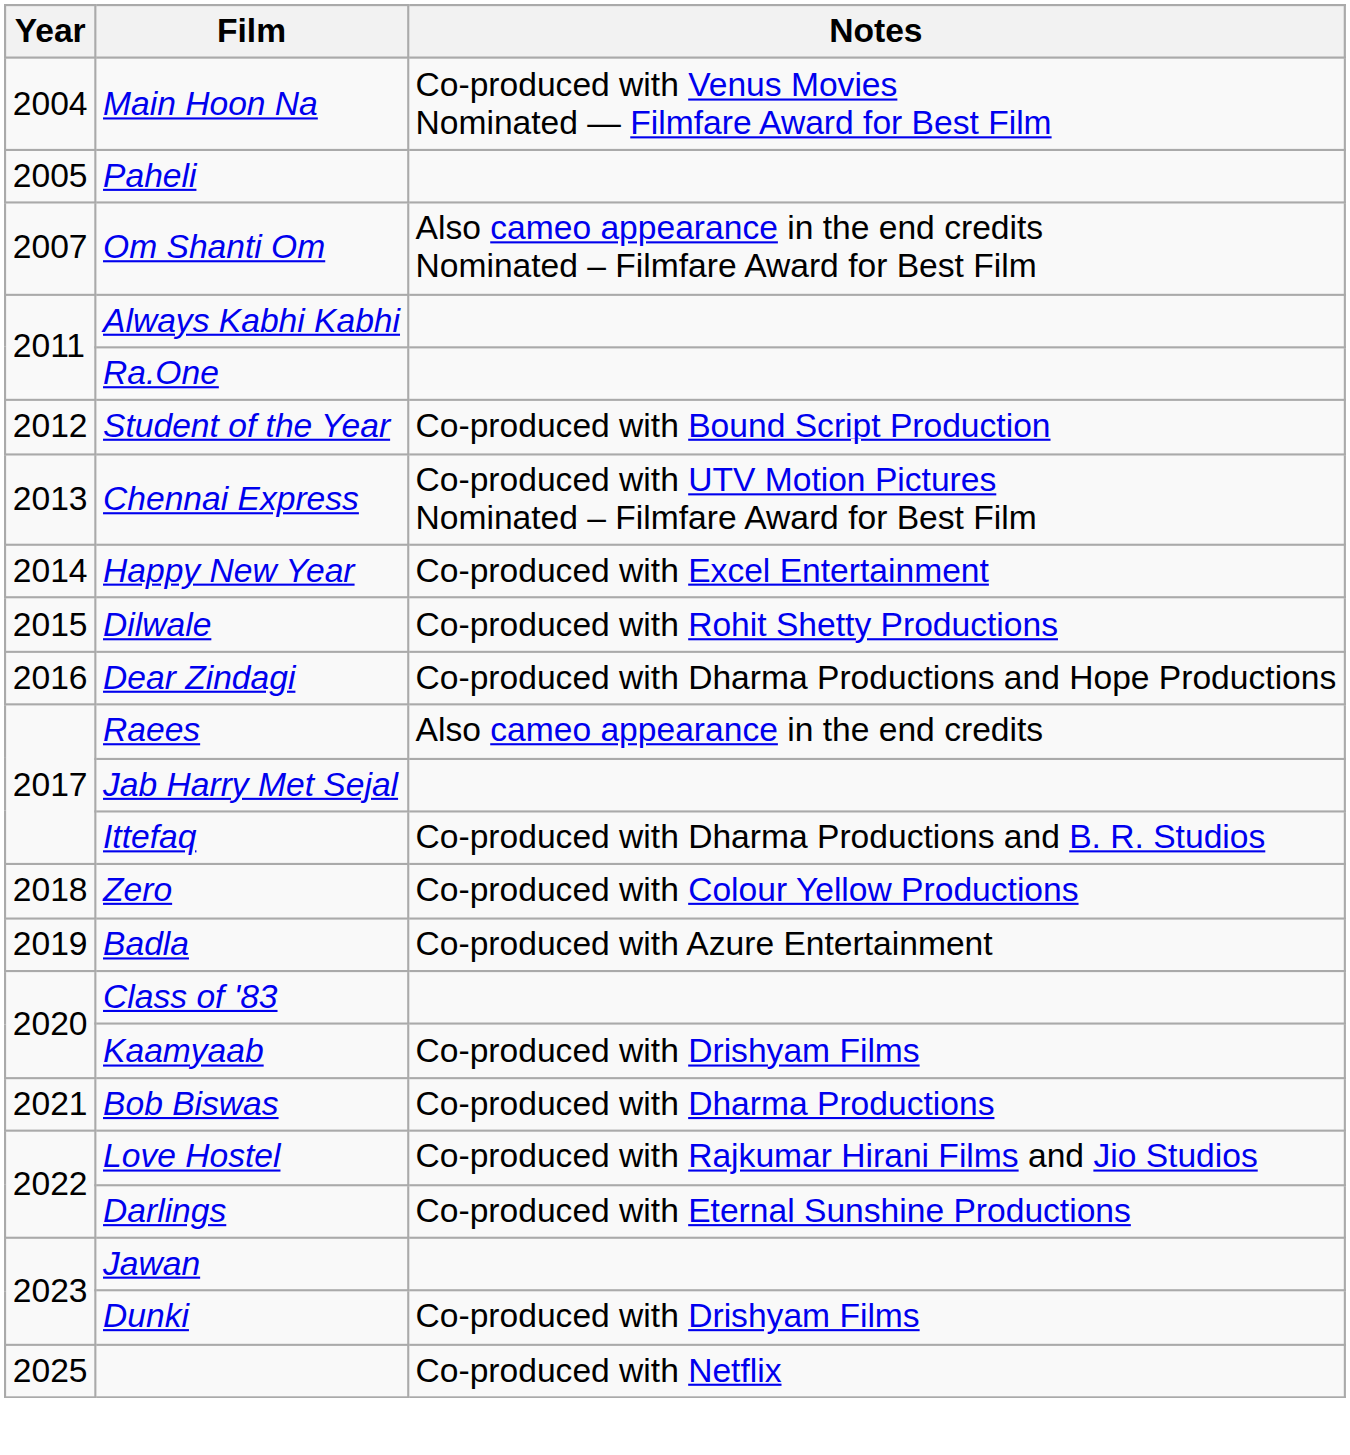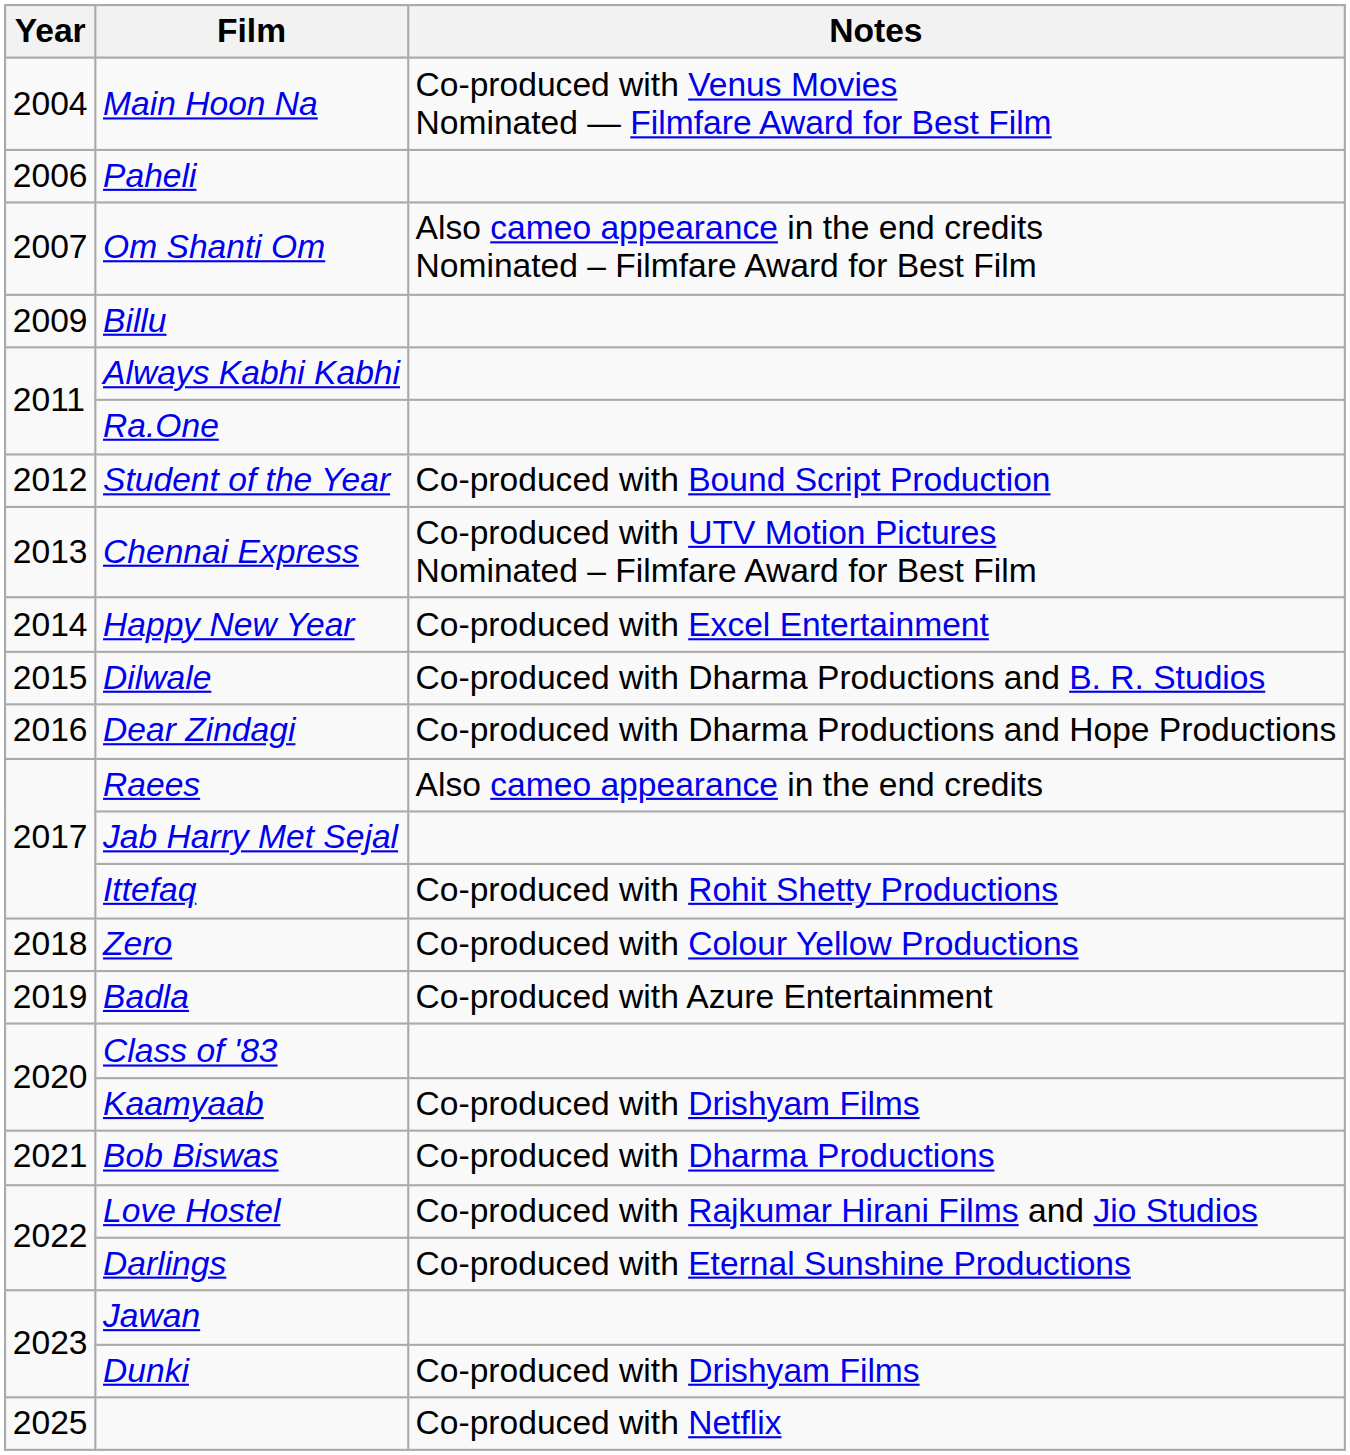(50, 175) 2005 -> (50, 175) 2006
+ row: (135, 319)
(737, 624) Co-produced with Rohit Shetty Productions -> (840, 677) Co-produced with Dharma Productions and B. R. Studios
(840, 837) Co-produced with Dharma Productions and B. R. Studios -> (737, 890) Co-produced with Rohit Shetty Productions
